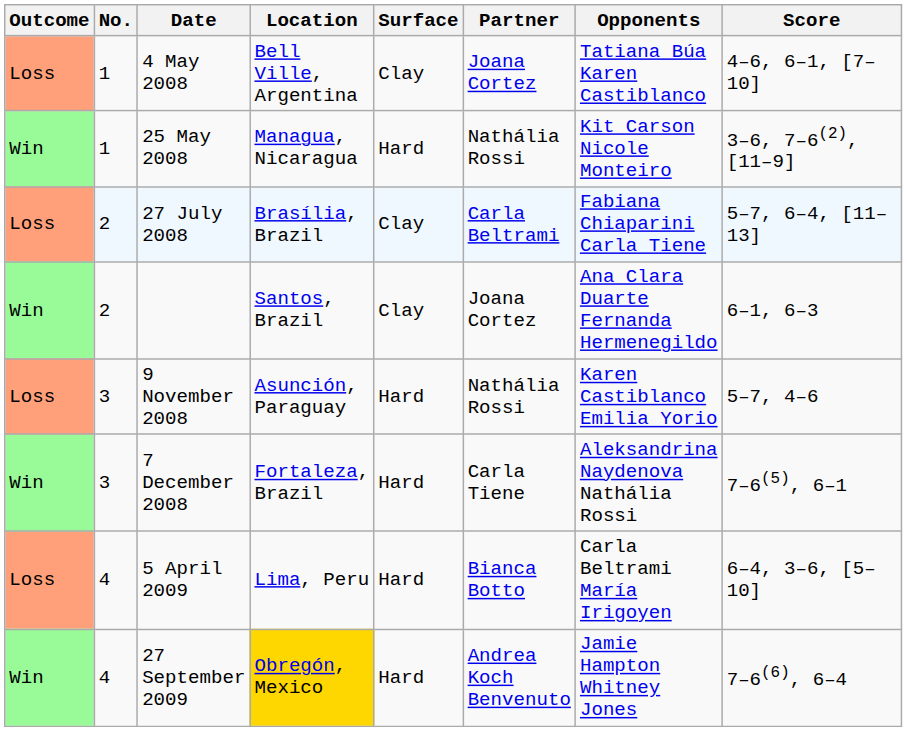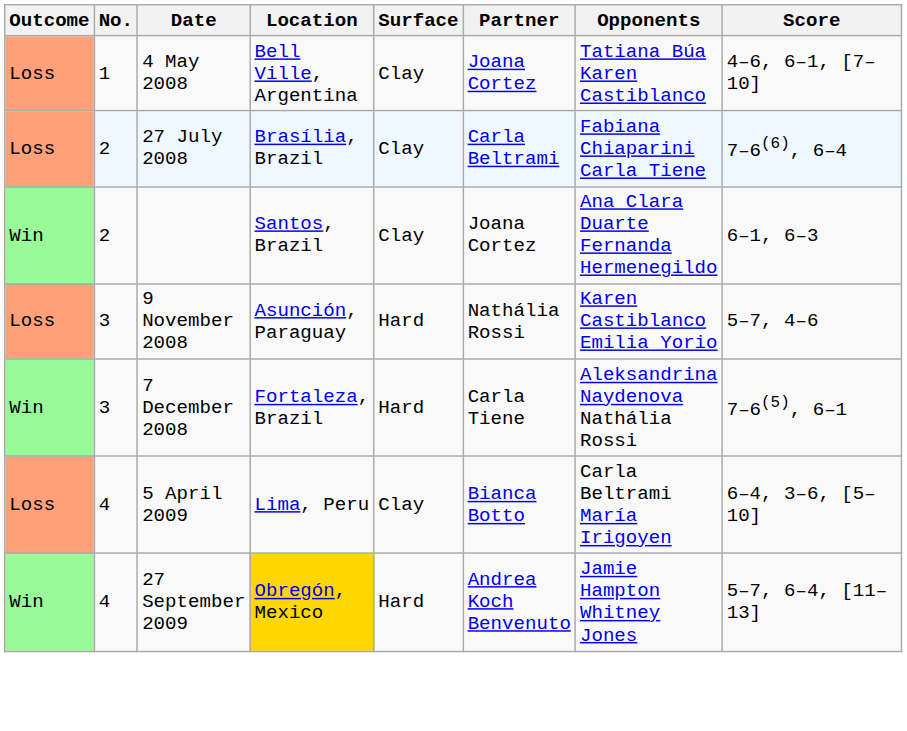- row: (177, 149)
(807, 224) 5–7, 6–4, [11–13] -> (787, 149) 7–6(6), 6–4
(401, 580) Hard -> (401, 505) Clay
(787, 677) 7–6(6), 6–4 -> (807, 602) 5–7, 6–4, [11–13]
